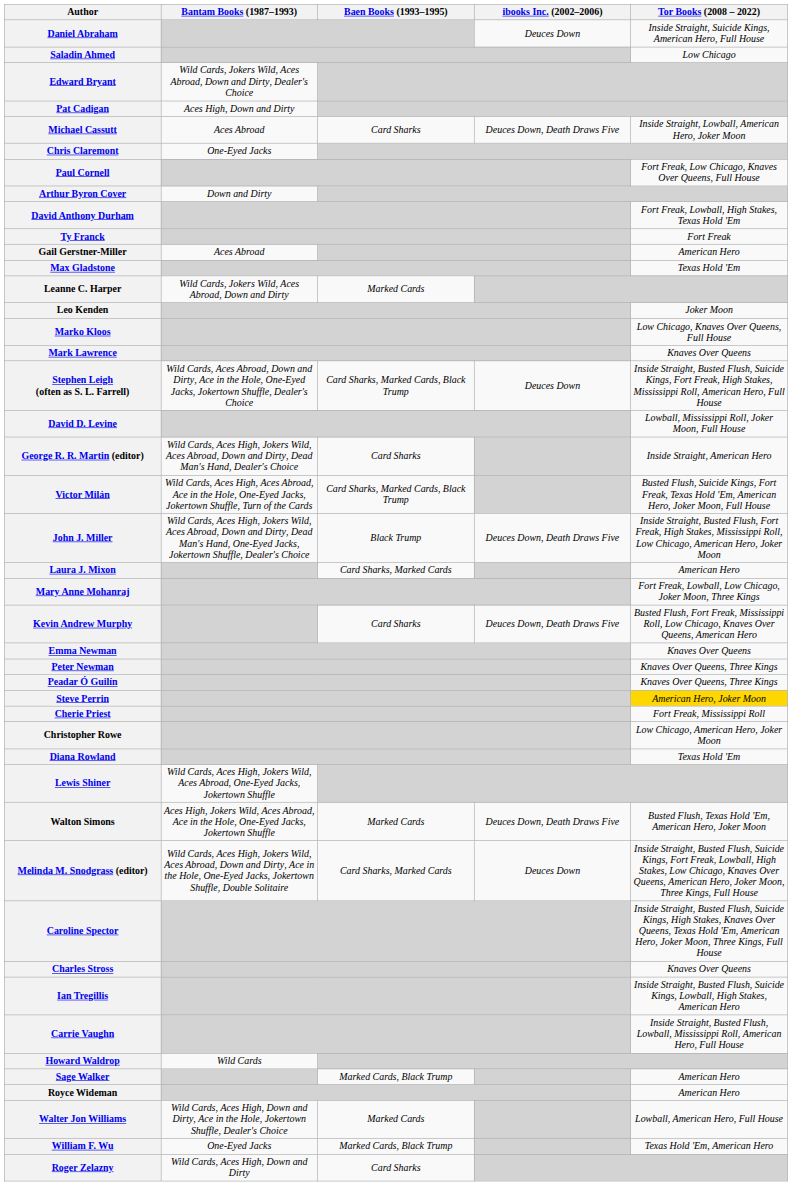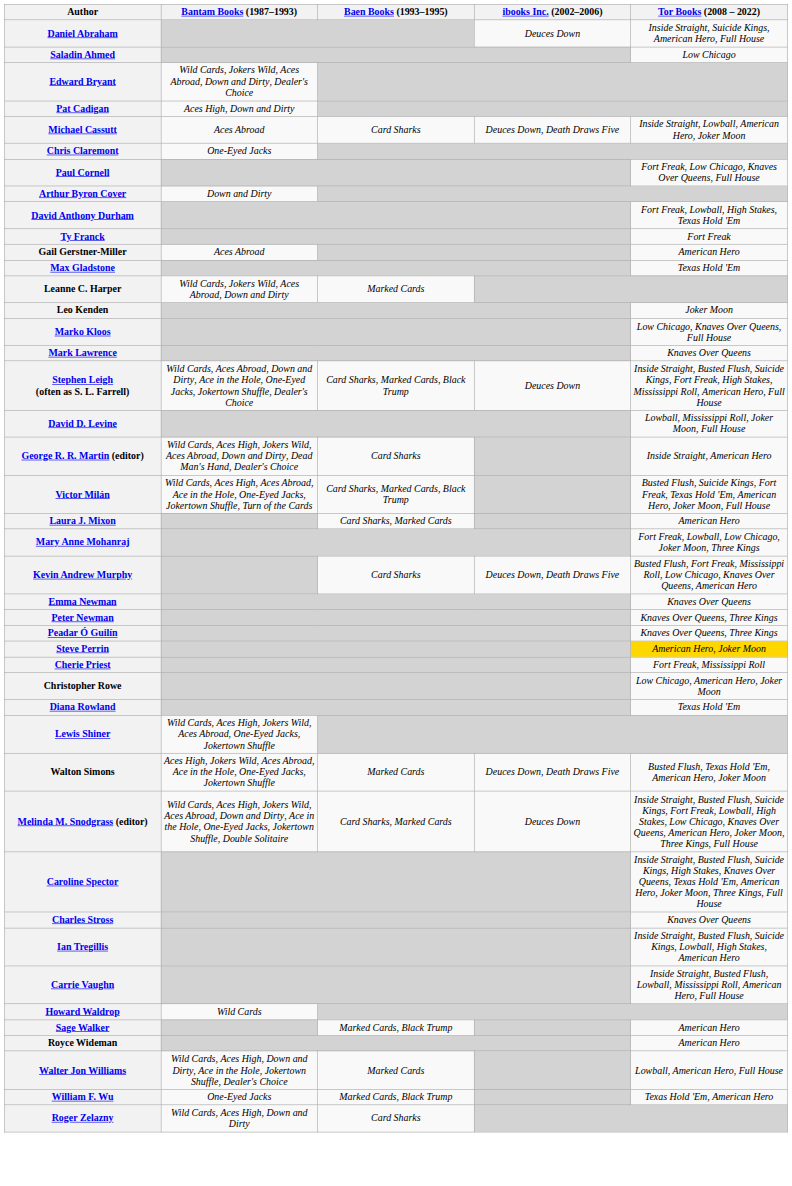- row: (83, 538)
